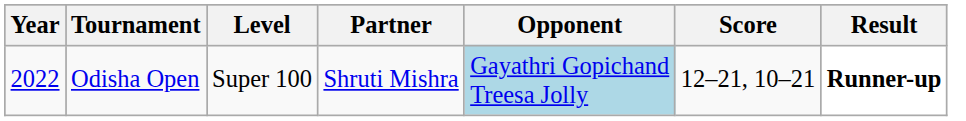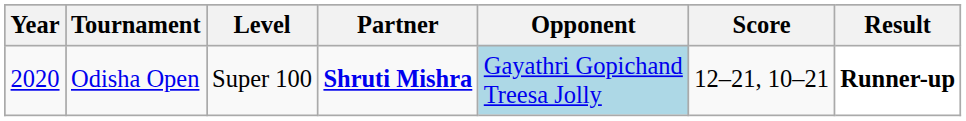(35, 79) 2022 -> (35, 79) 2020
(391, 79) normal -> (398, 79) bold
